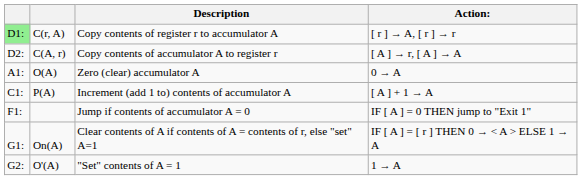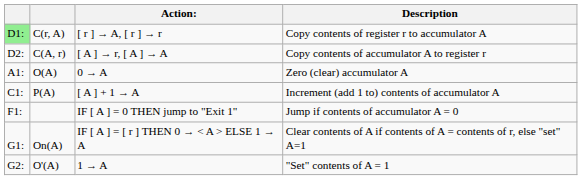columns swapped: (472, 14) <-> (221, 14)
